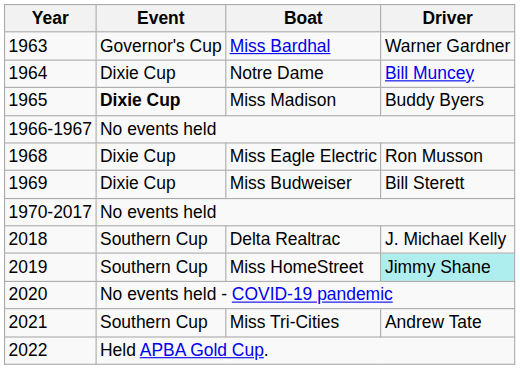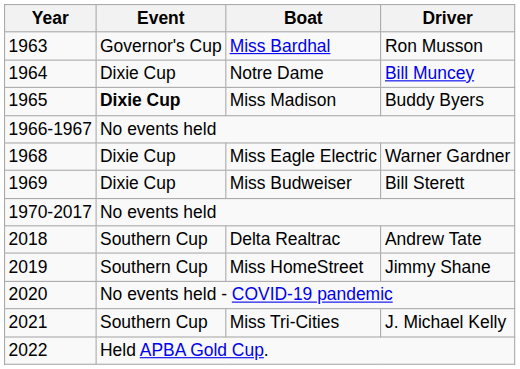(448, 45) Warner Gardner -> (434, 45) Ron Musson
(434, 156) Ron Musson -> (448, 156) Warner Gardner
(446, 239) J. Michael Kelly -> (433, 239) Andrew Tate
(438, 267) paleturquoise background -> (438, 267) no background
(433, 322) Andrew Tate -> (446, 322) J. Michael Kelly
